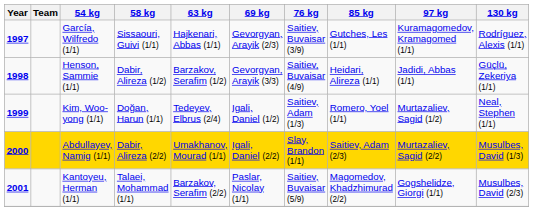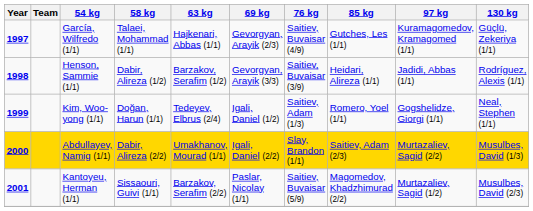(138, 39) Sissaouri, Guivi (1/1) -> (143, 39) Talaei, Mohammad (1/1)
(306, 39) Saitiev, Buvaisar (3/9) -> (306, 39) Saitiev, Buvaisar (4/9)
(503, 39) Rodríguez, Alexis (1/1) -> (497, 39) Güçlü, Zekeriya (1/1)
(306, 76) Saitiev, Buvaisar (4/9) -> (306, 76) Saitiev, Buvaisar (3/9)
(497, 76) Güçlü, Zekeriya (1/1) -> (503, 76) Rodríguez, Alexis (1/1)
(423, 113) Murtazaliev, Sagid (1/2) -> (426, 113) Gogshelidze, Giorgi (1/1)
(143, 188) Talaei, Mohammad (1/1) -> (138, 188) Sissaouri, Guivi (1/1)
(426, 188) Gogshelidze, Giorgi (1/1) -> (423, 188) Murtazaliev, Sagid (1/2)
